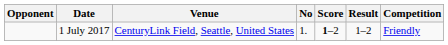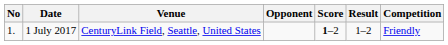columns swapped: (306, 13) <-> (30, 13)
